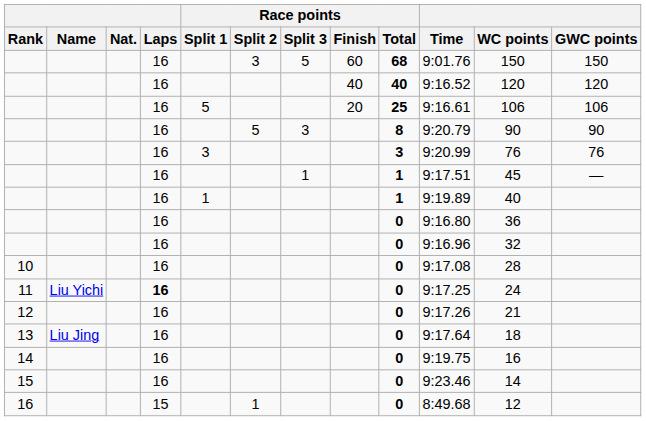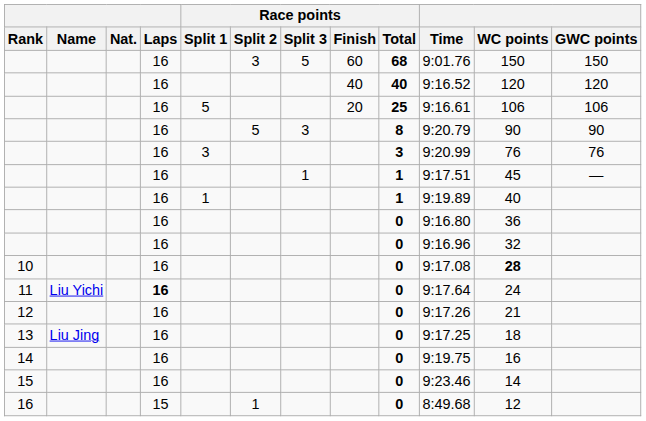(513, 267) normal -> (513, 267) bold
(447, 289) 9:17.25 -> (447, 289) 9:17.64
(447, 335) 9:17.64 -> (447, 335) 9:17.25
